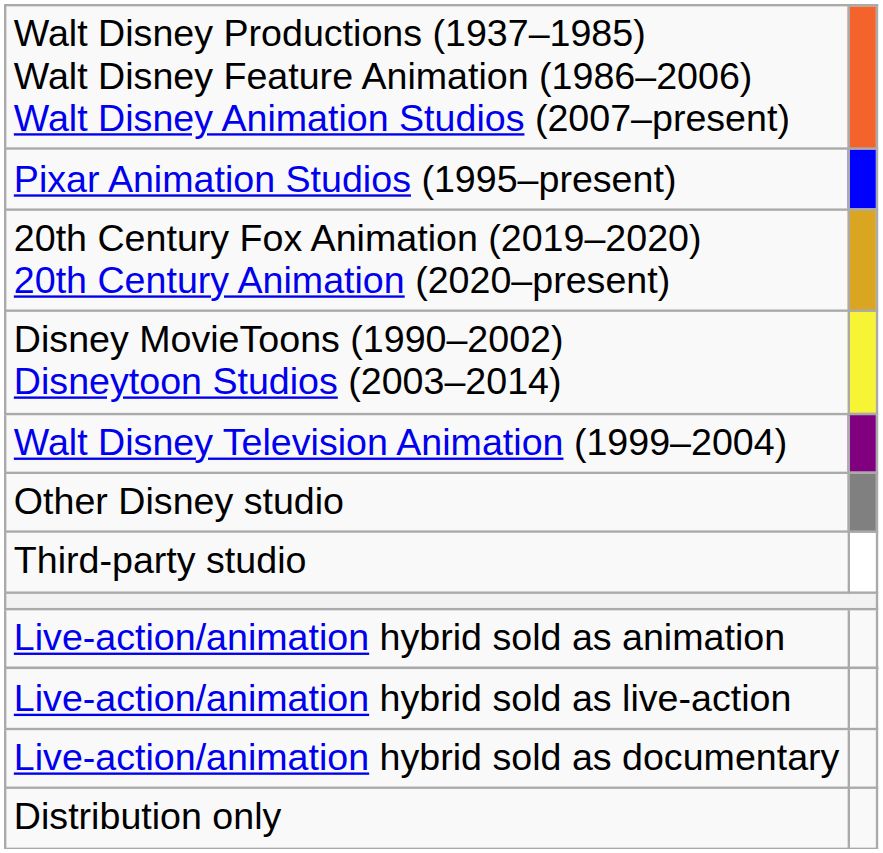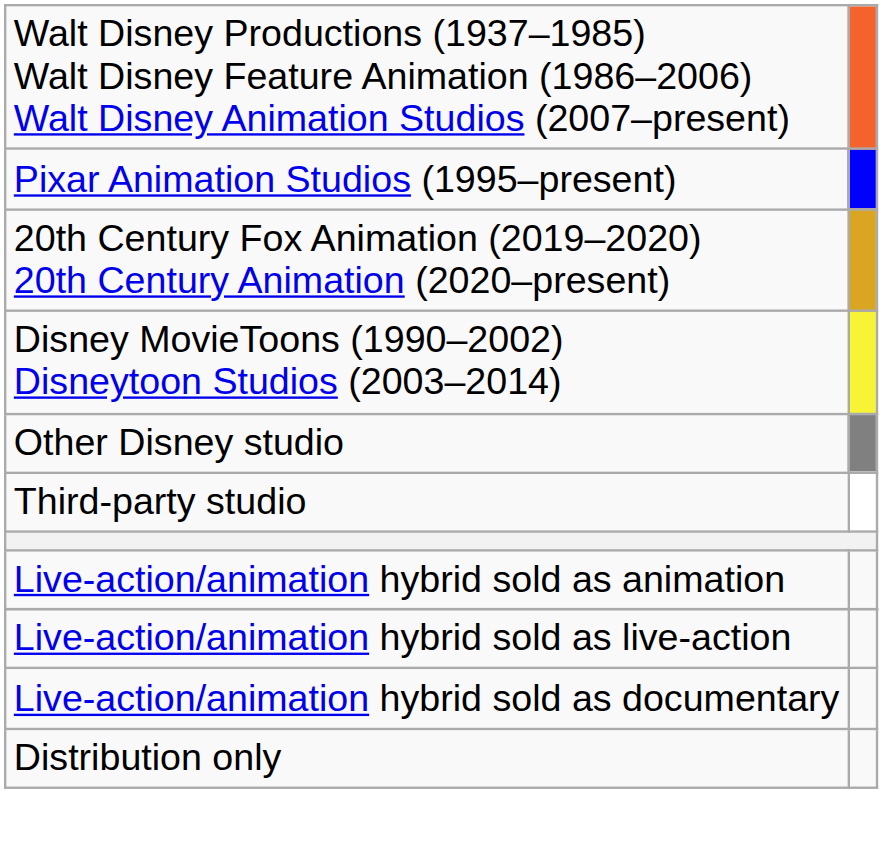- row: (401, 442)
